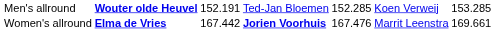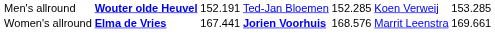(220, 23) 167.442 -> (220, 23) 167.441
(352, 23) 167.476 -> (352, 23) 168.576
